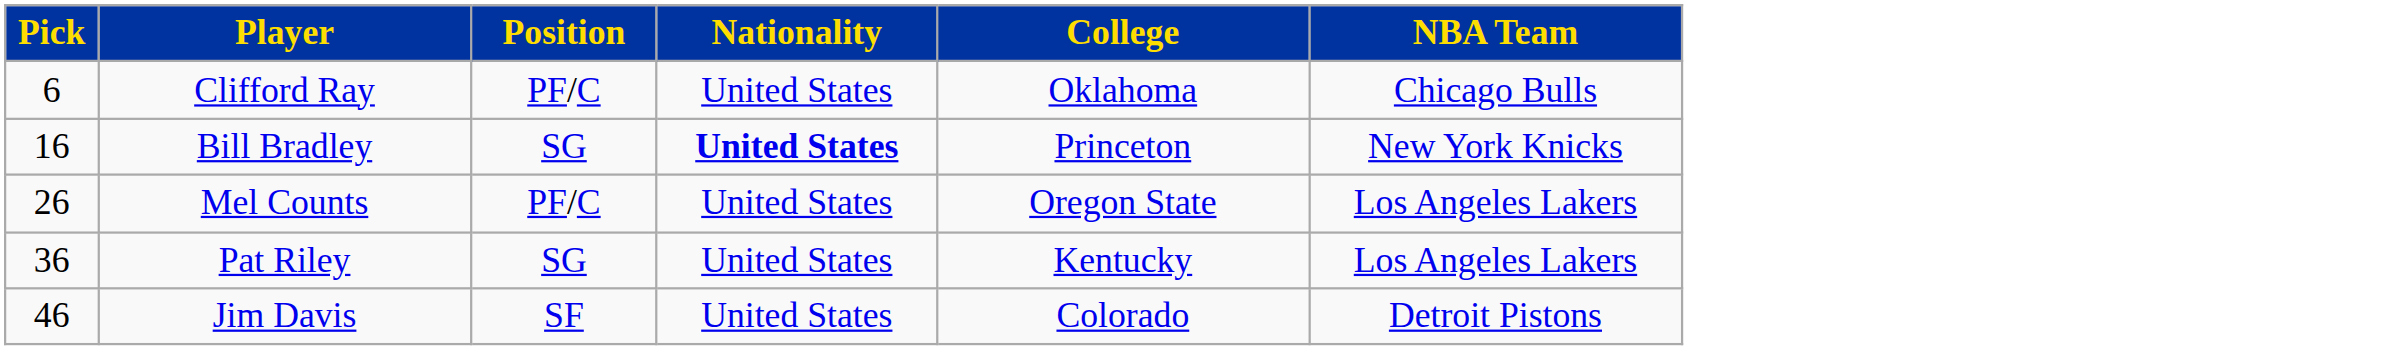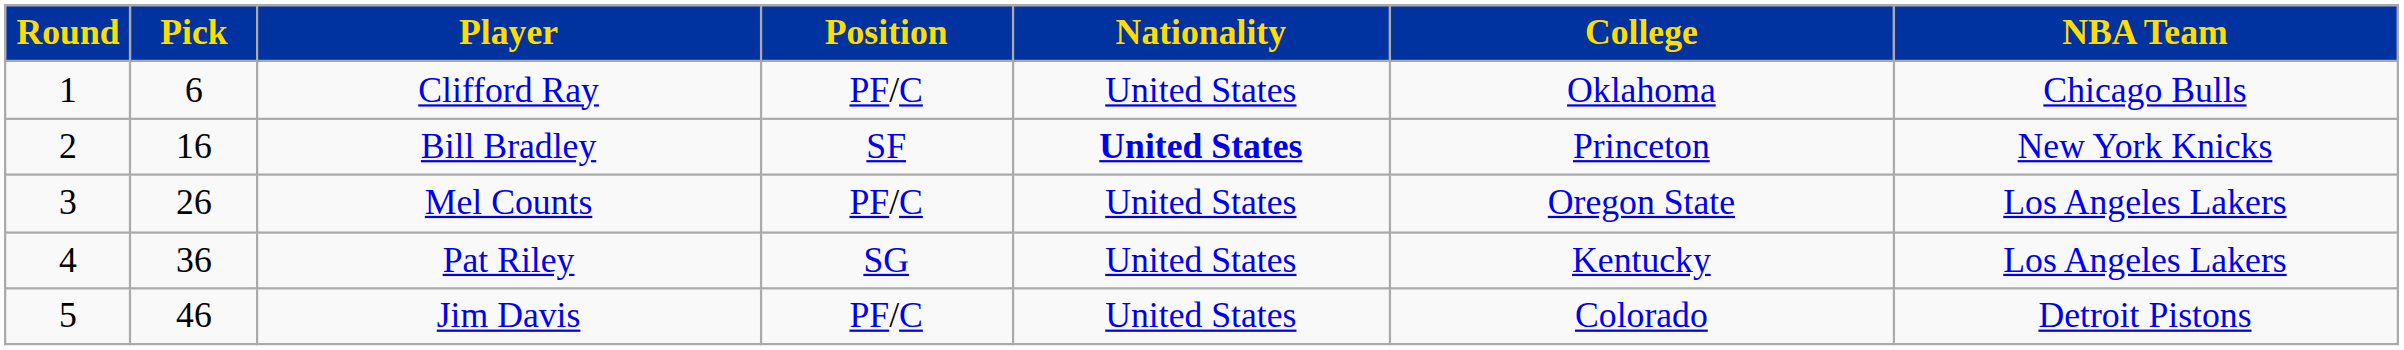+ column: (68, 32)
(564, 145) SG -> (886, 145) SF
(564, 315) SF -> (886, 315) PF/C
